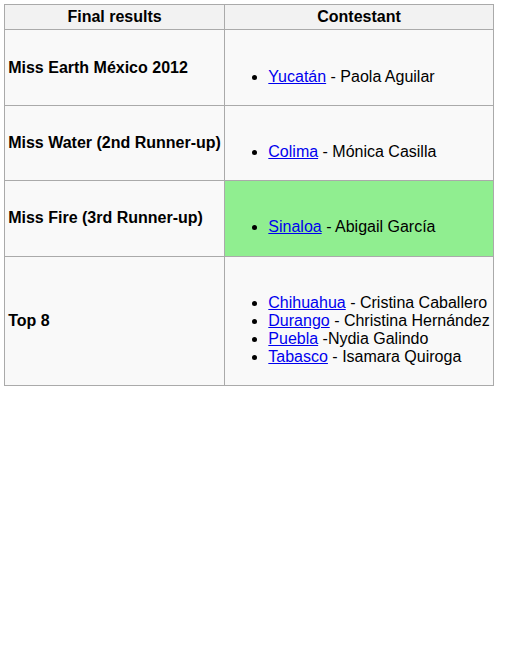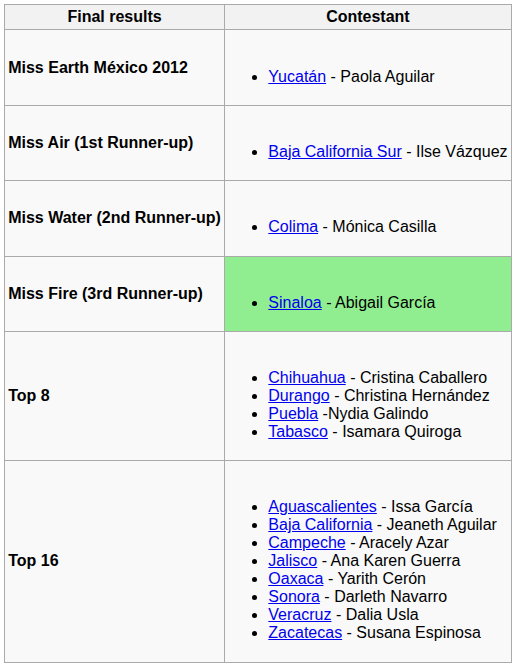+ row: (101, 142)
+ row: (33, 561)
